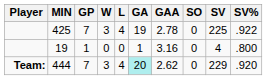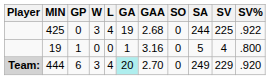+ column: (200, 13)
(86, 30) 7 -> (78, 30) 0
(167, 30) 2.78 -> (153, 30) 2.68
(30, 65) no background -> (24, 65) lightgrey background
(86, 65) 7 -> (78, 65) 6
(167, 65) 2.62 -> (153, 65) 2.70
